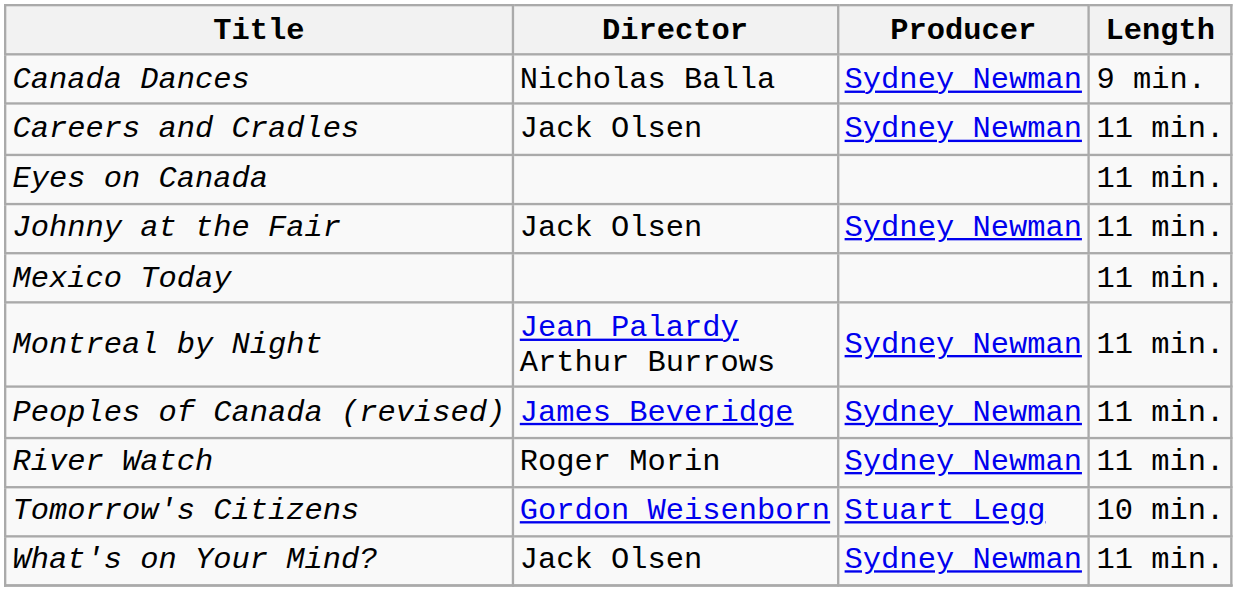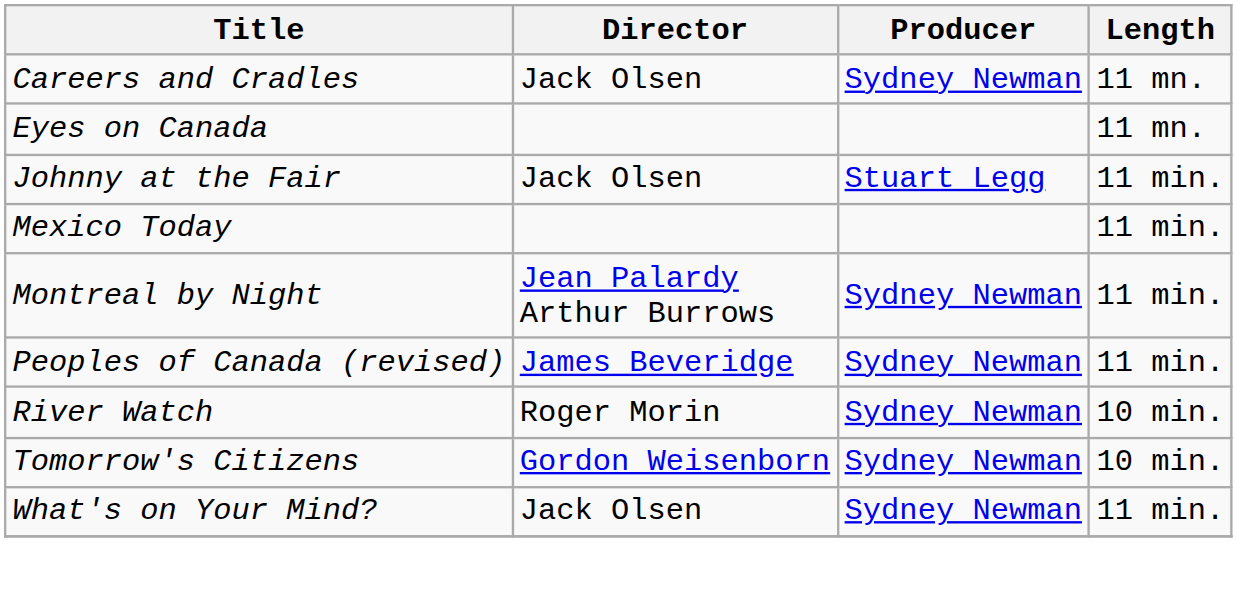- row: (131, 80)
(1160, 129) 11 min. -> (1151, 80) 11 mn.
(1160, 179) 11 min. -> (1151, 129) 11 mn.
(963, 228) Sydney Newman -> (945, 179) Stuart Legg
(1160, 462) 11 min. -> (1160, 412) 10 min.
(945, 511) Stuart Legg -> (963, 462) Sydney Newman
